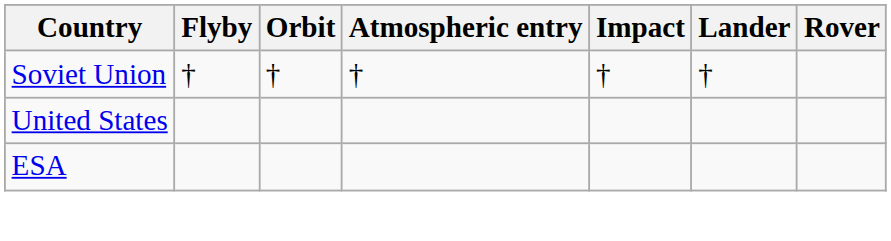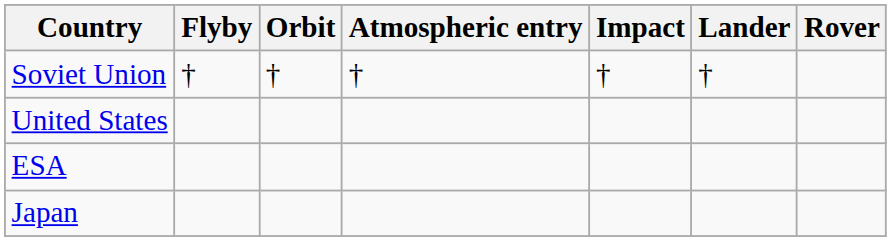+ row: (45, 212)
